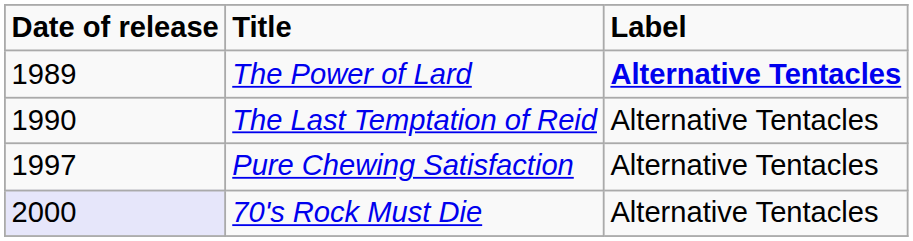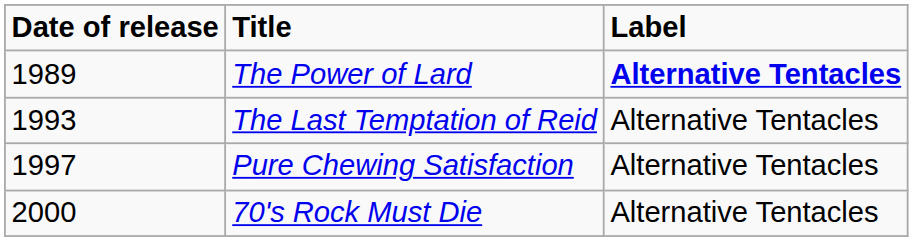(44, 119) 1990 -> (44, 119) 1993
(44, 212) lavender background -> (44, 212) no background
